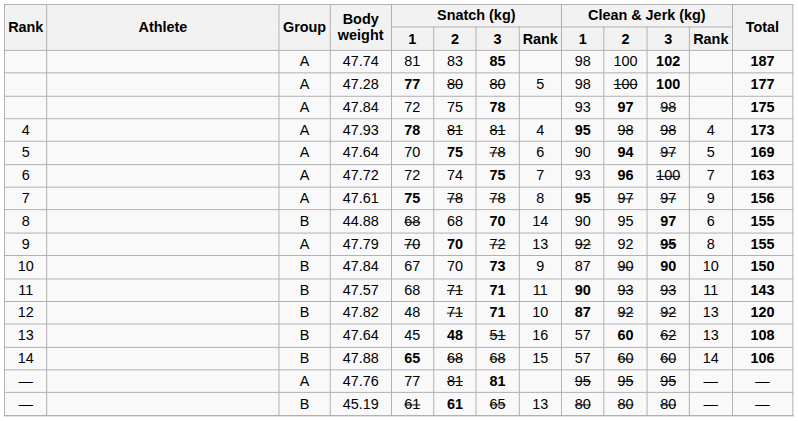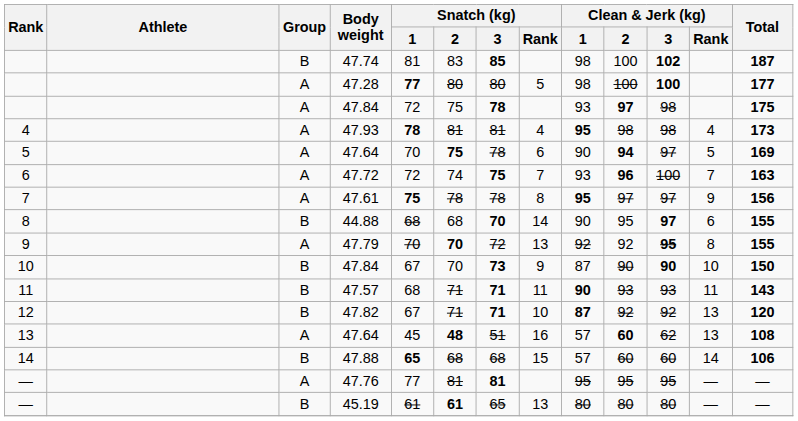(305, 61) A -> (305, 61) B
(412, 312) 48 -> (412, 312) 67
(305, 335) B -> (305, 335) A
